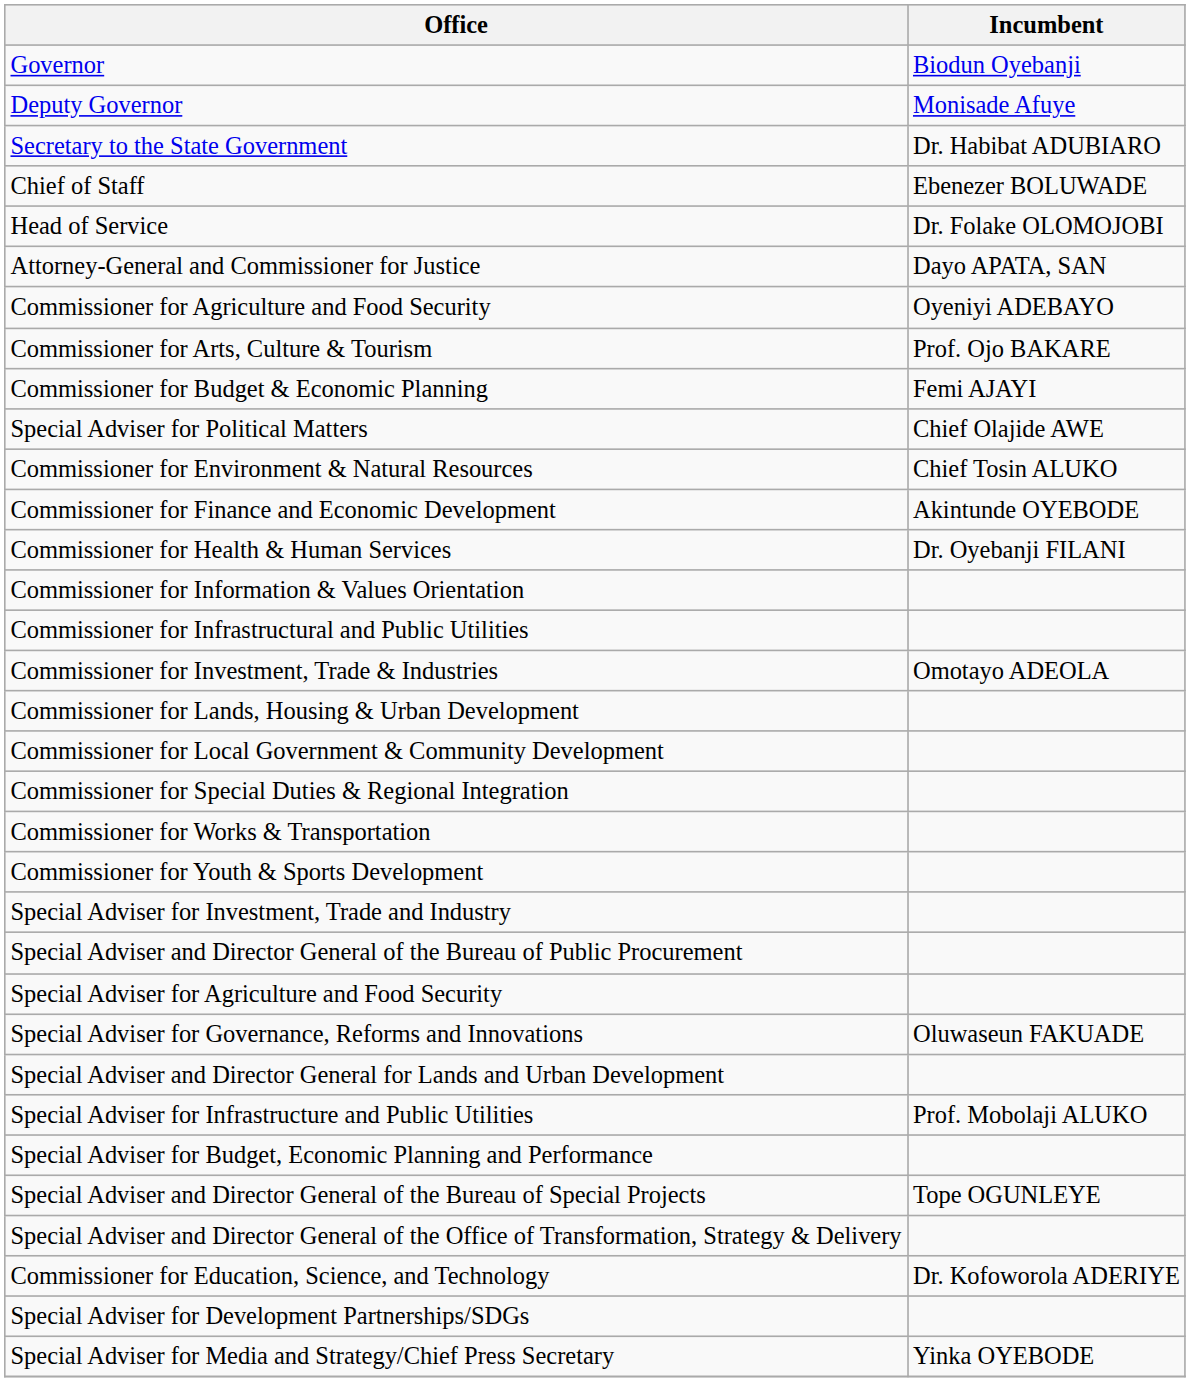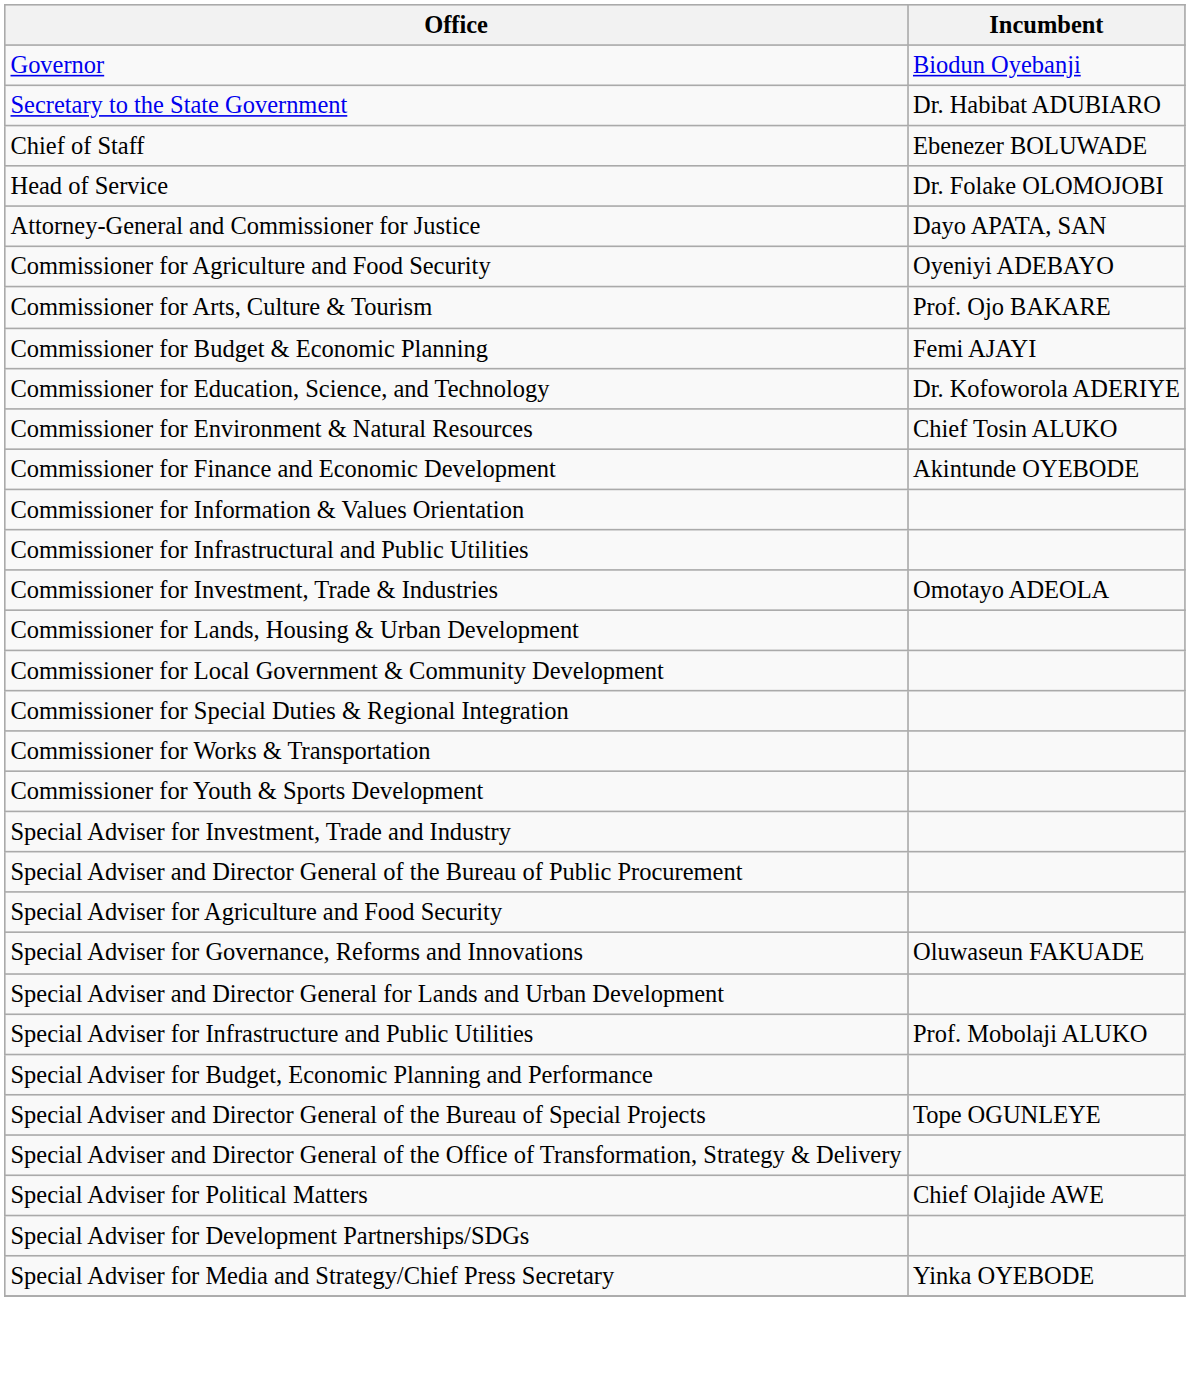- row: (96, 105)
rows swapped: (280, 1275) <-> (189, 428)
- row: (231, 549)
